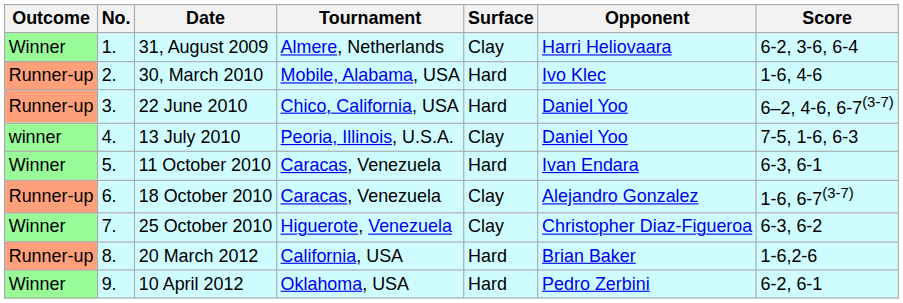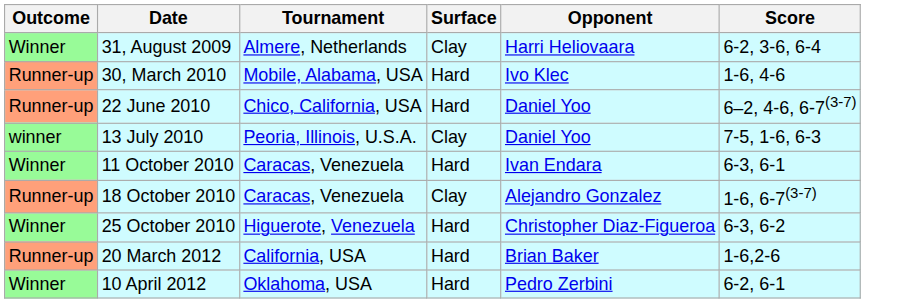- column: (116, 18)
(486, 227) Clay -> (450, 227) Hard
